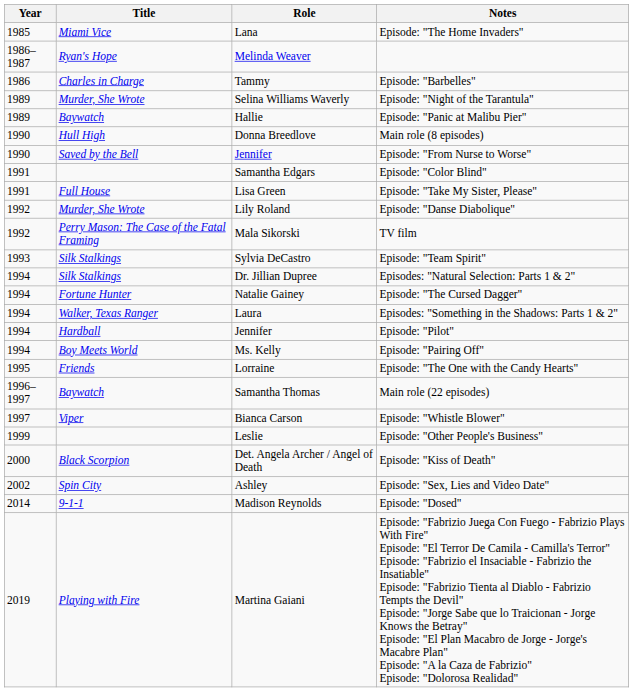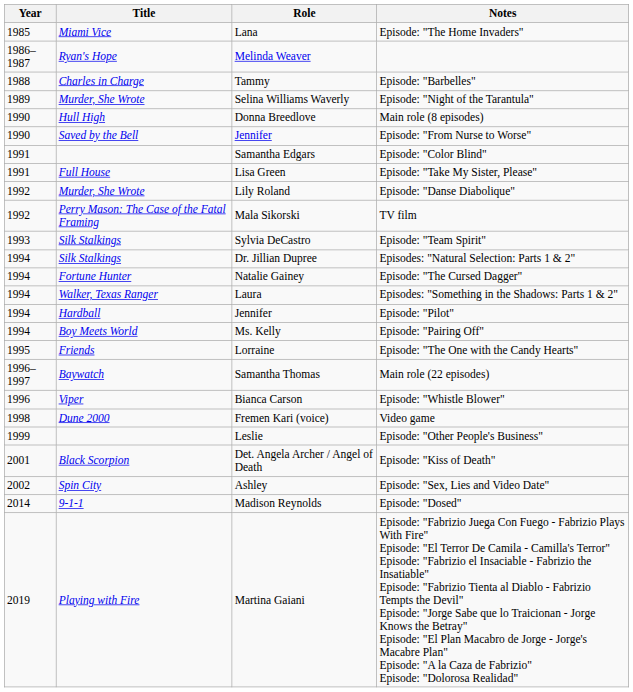(19, 81) 1986 -> (19, 81) 1988
- row: (453, 117)
(19, 417) 1997 -> (19, 399) 1996
+ row: (407, 417)
(19, 460) 2000 -> (19, 460) 2001
